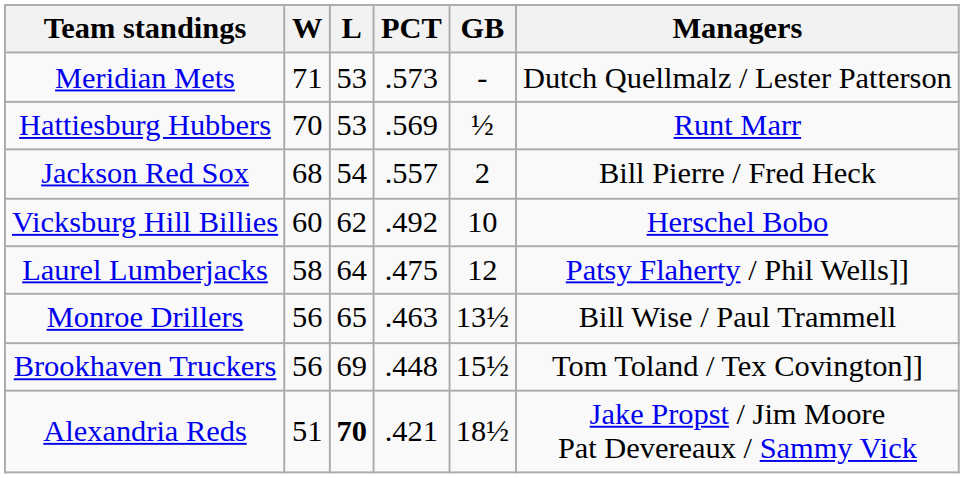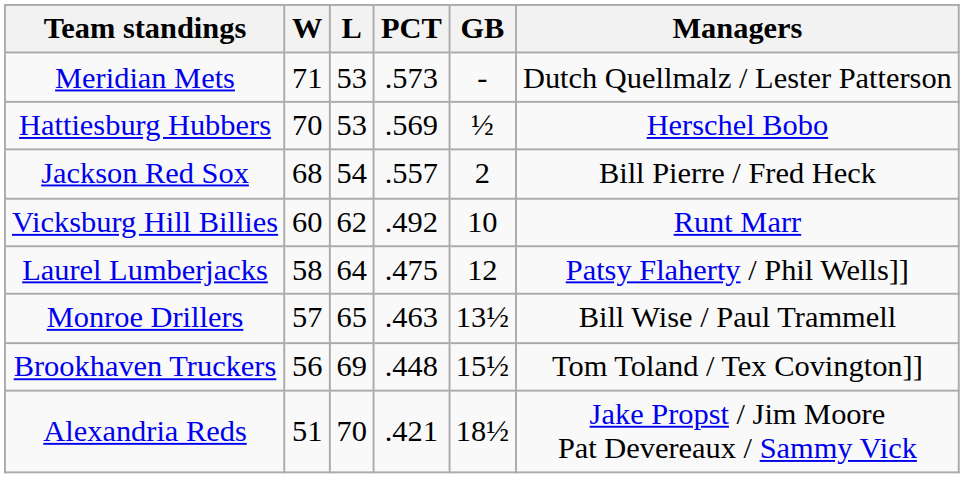(737, 125) Runt Marr -> (737, 125) Herschel Bobo
(737, 221) Herschel Bobo -> (737, 221) Runt Marr
(307, 317) 56 -> (307, 317) 57
(352, 431) bold -> (352, 431) normal
